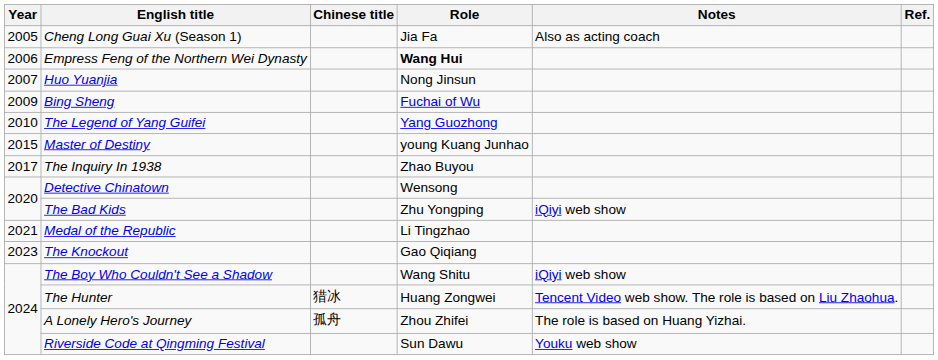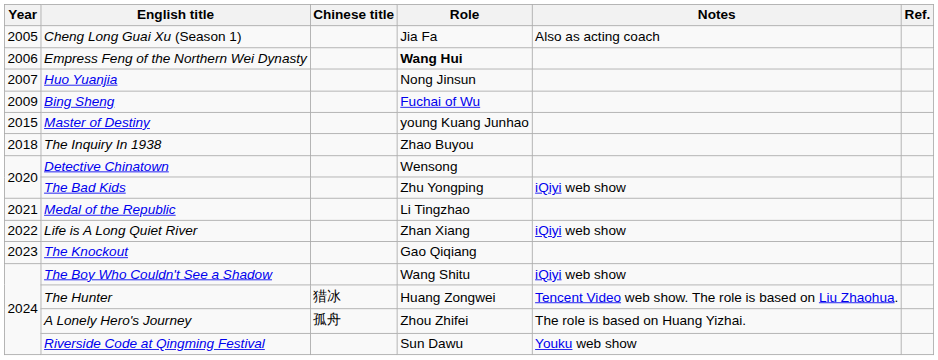- row: (125, 123)
(23, 166) 2017 -> (23, 144) 2018
+ row: (121, 230)
